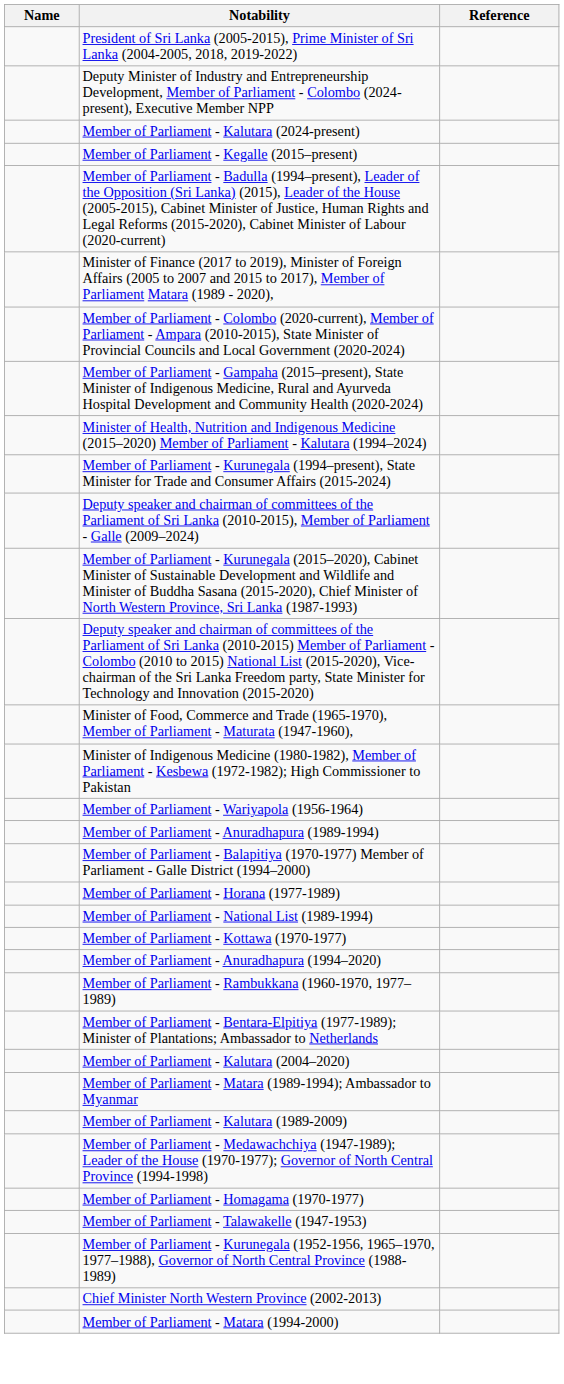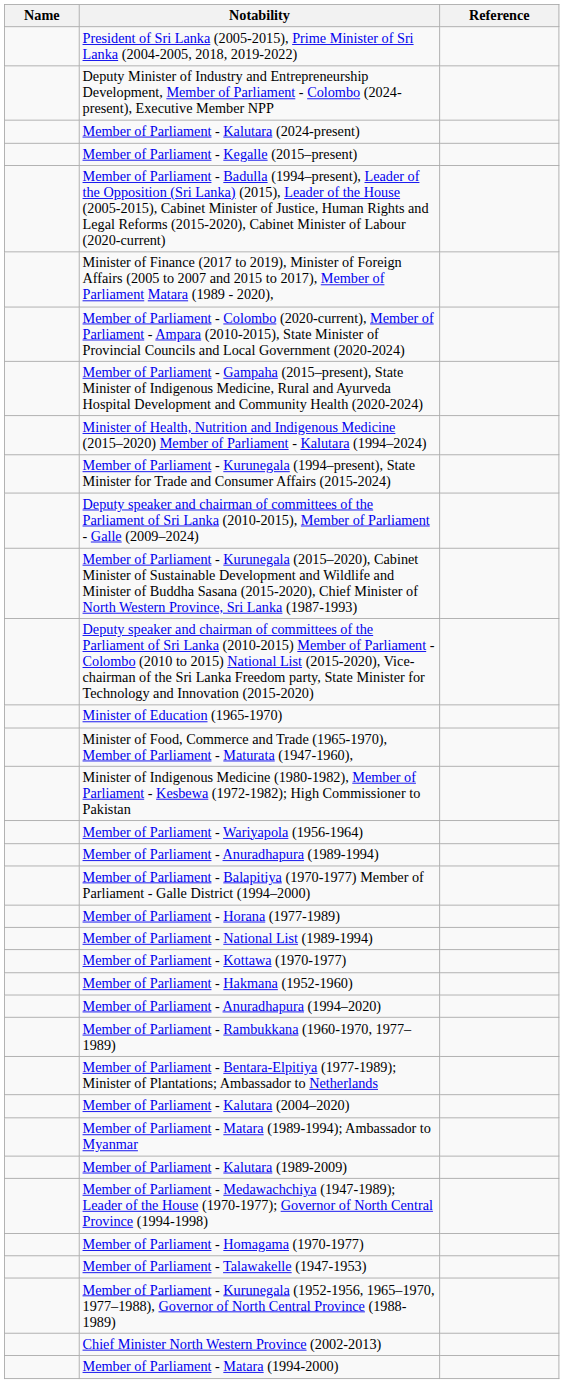+ row: (182, 716)
+ row: (218, 983)
